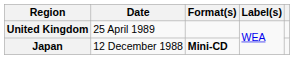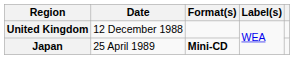(124, 29) 25 April 1989 -> (138, 29) 12 December 1988
(138, 46) 12 December 1988 -> (124, 46) 25 April 1989
